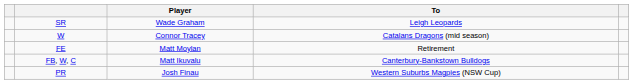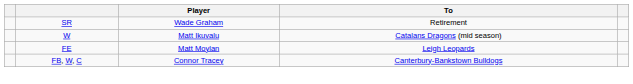(436, 23) Leigh Leopards -> (448, 23) Retirement
(180, 35) Connor Tracey -> (199, 35) Matt Ikuvalu
(436, 48) Retirement -> (448, 48) Leigh Leopards
(180, 60) Matt Ikuvalu -> (199, 60) Connor Tracey
- row: (61, 73)
